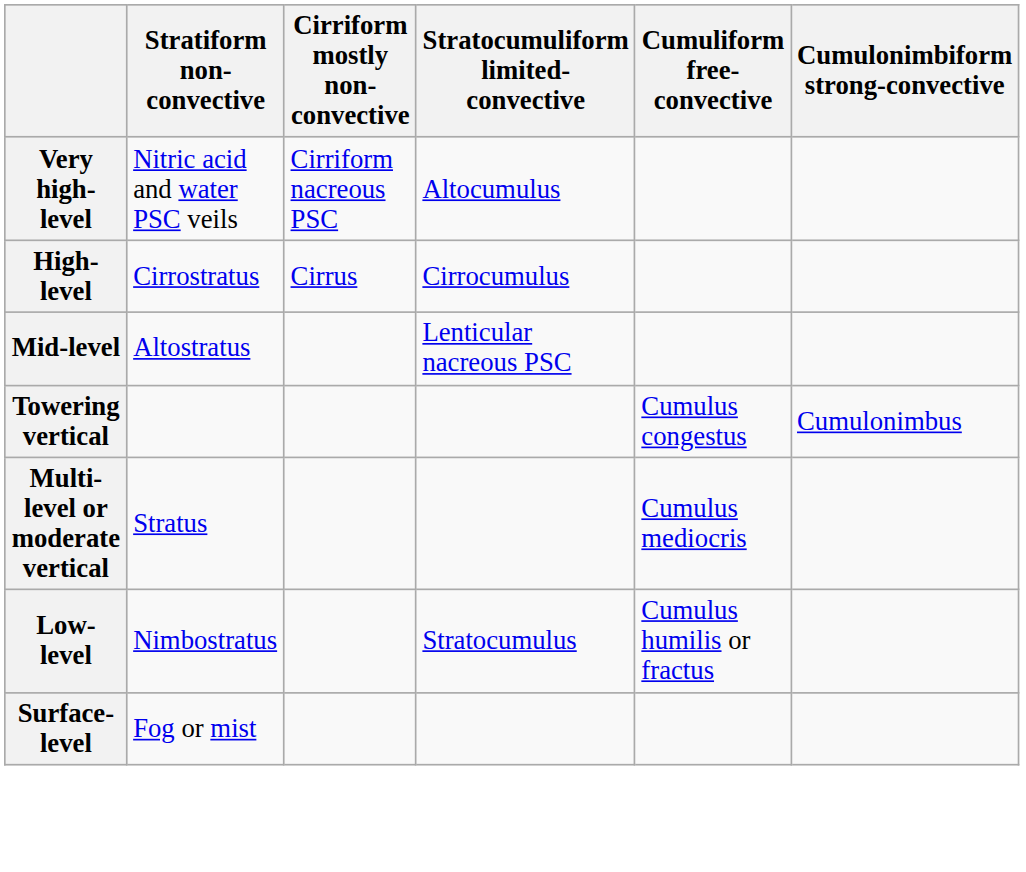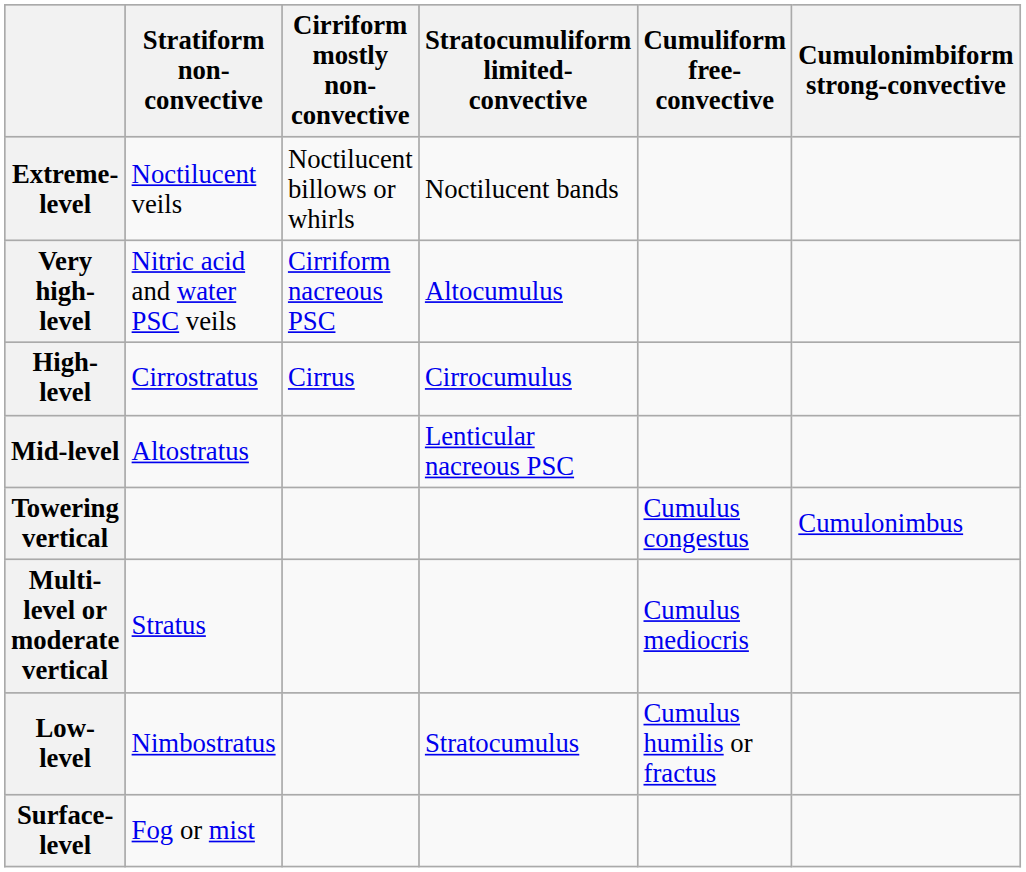+ row: (65, 188)
